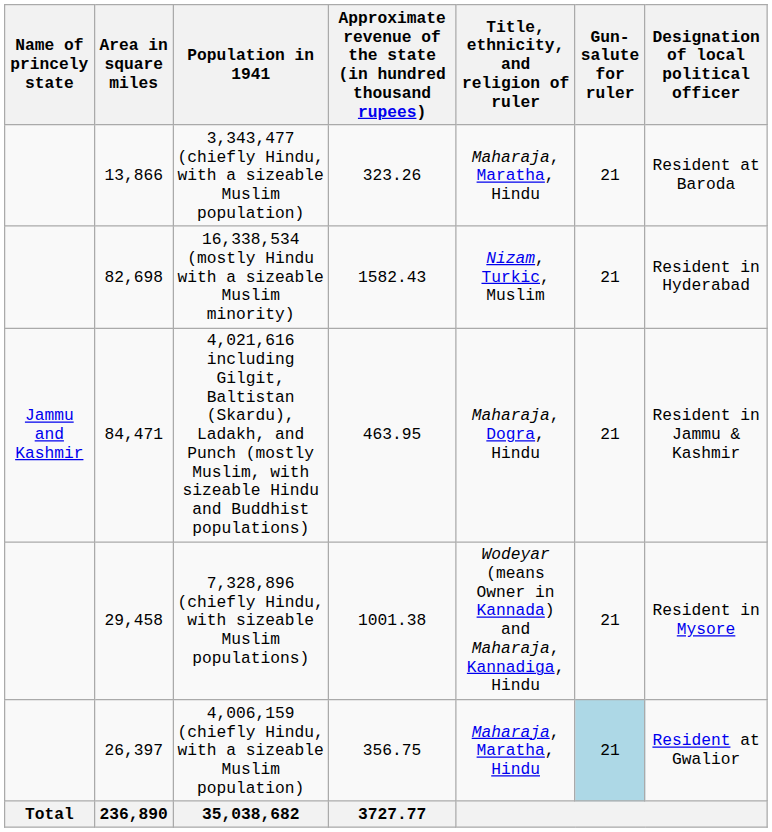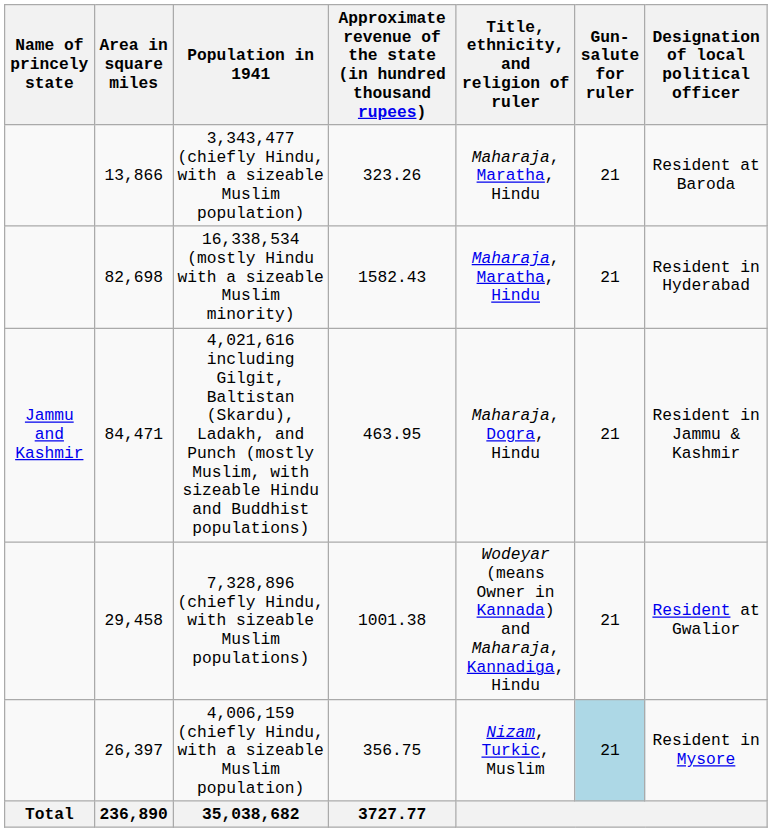(516, 277) Nizam, Turkic, Muslim -> (516, 277) Maharaja, Maratha, Hindu
(706, 621) Resident in Mysore -> (706, 621) Resident at Gwalior
(516, 750) Maharaja, Maratha, Hindu -> (516, 750) Nizam, Turkic, Muslim
(706, 750) Resident at Gwalior -> (706, 750) Resident in Mysore
